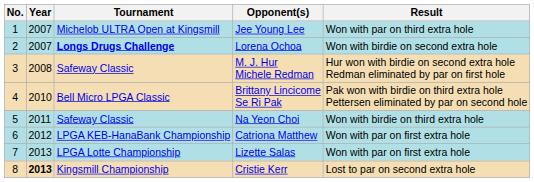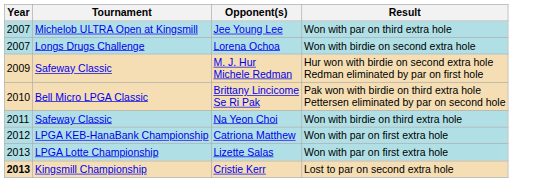- column: (15, 13)
(116, 46) bold -> (90, 46) normal
(40, 69) 2008 -> (18, 69) 2009
